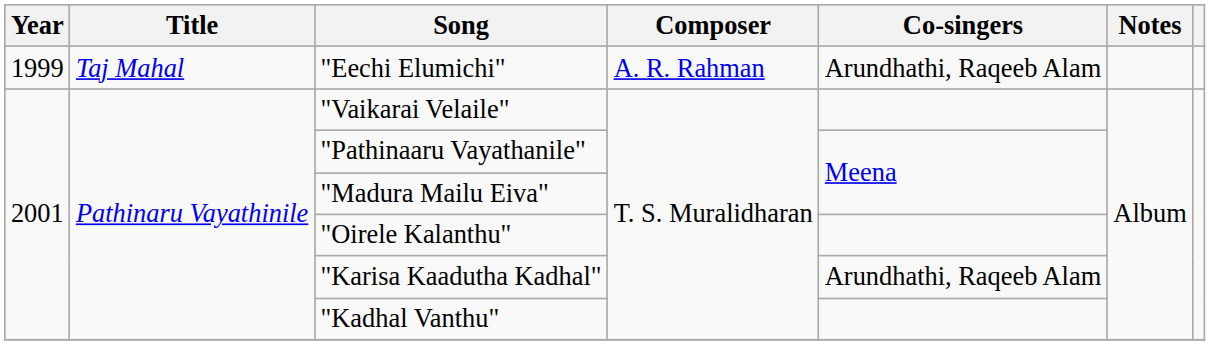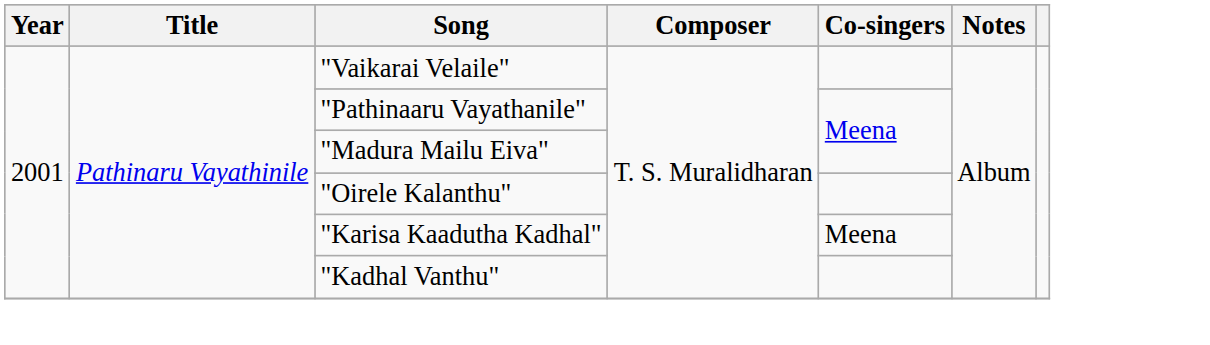- row: (413, 67)
(963, 276) Arundhathi, Raqeeb Alam -> (861, 234) Meena
